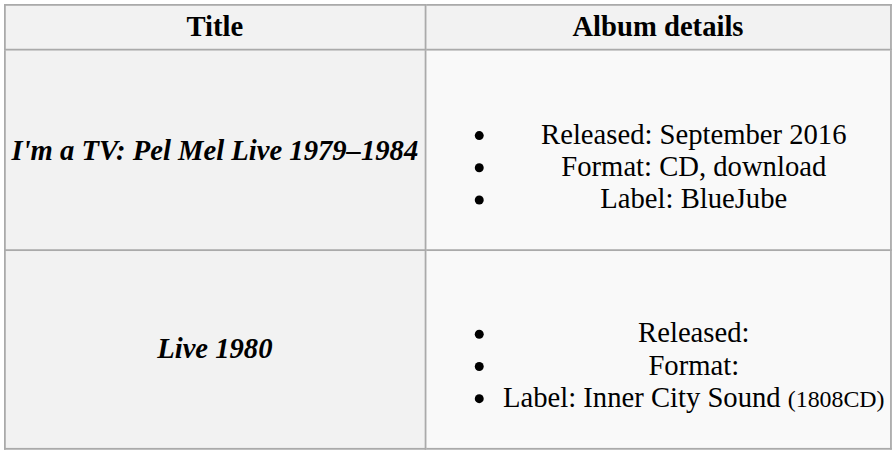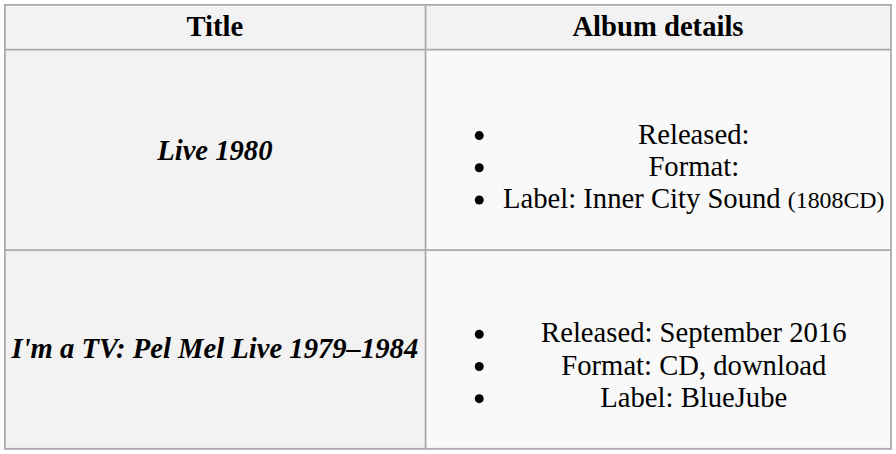rows swapped: (215, 348) <-> (215, 149)
